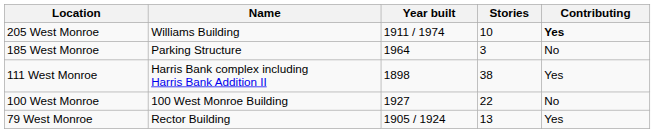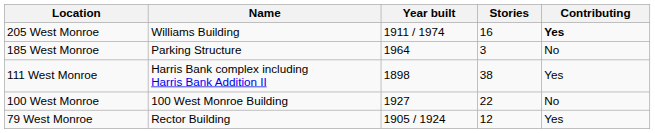(486, 32) 10 -> (486, 32) 16
(486, 119) 13 -> (486, 119) 12
